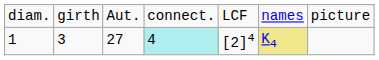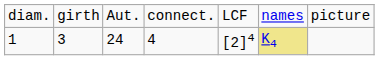(115, 41) 27 -> (115, 41) 24
(151, 41) paleturquoise background -> (151, 41) no background
